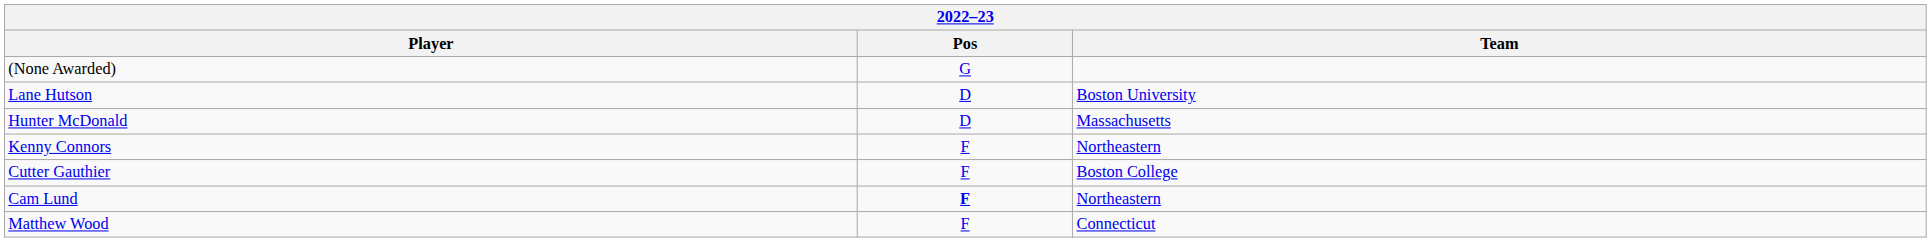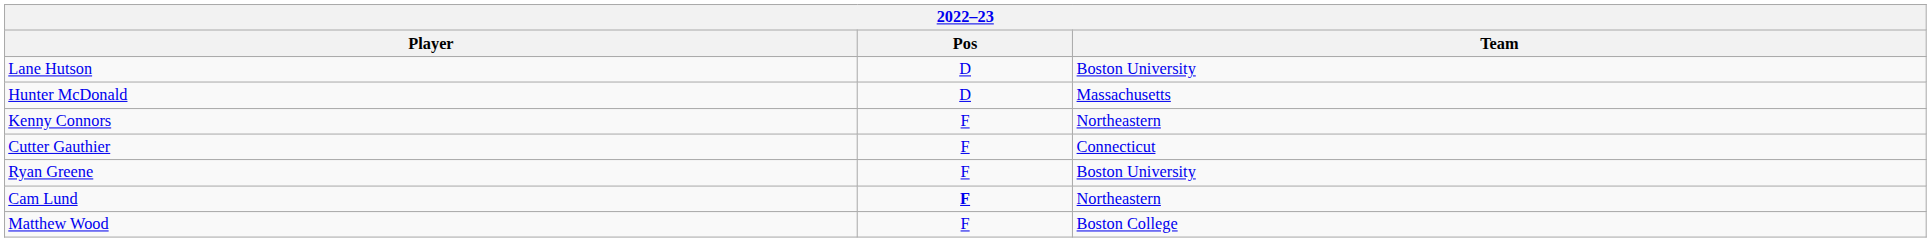- row: (62, 69)
(1127, 172) Boston College -> (1116, 146) Connecticut
+ row: (51, 172)
(1116, 224) Connecticut -> (1127, 224) Boston College
